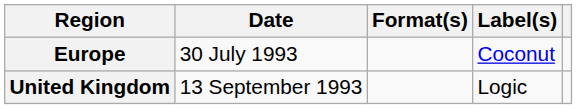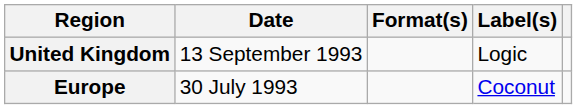rows swapped: (90, 53) <-> (90, 86)
